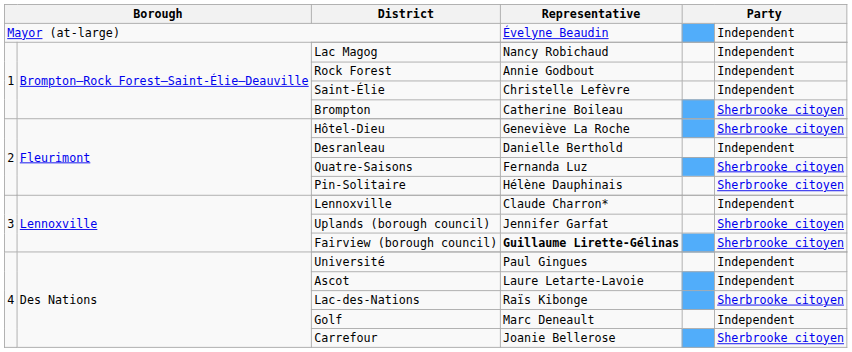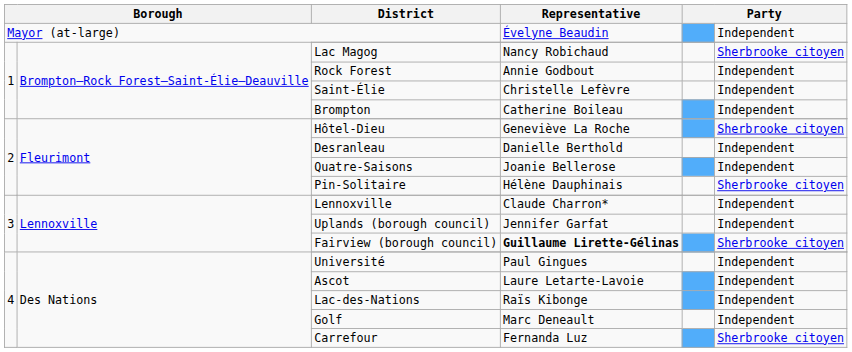(756, 52) Independent -> (781, 52) Sherbrooke citoyen
(781, 109) Sherbrooke citoyen -> (756, 109) Independent
(545, 167) Fernanda Luz -> (559, 167) Joanie Bellerose
(781, 167) Sherbrooke citoyen -> (756, 167) Independent
(781, 224) Sherbrooke citoyen -> (756, 224) Independent
(781, 300) Sherbrooke citoyen -> (756, 300) Independent
(559, 338) Joanie Bellerose -> (545, 338) Fernanda Luz
